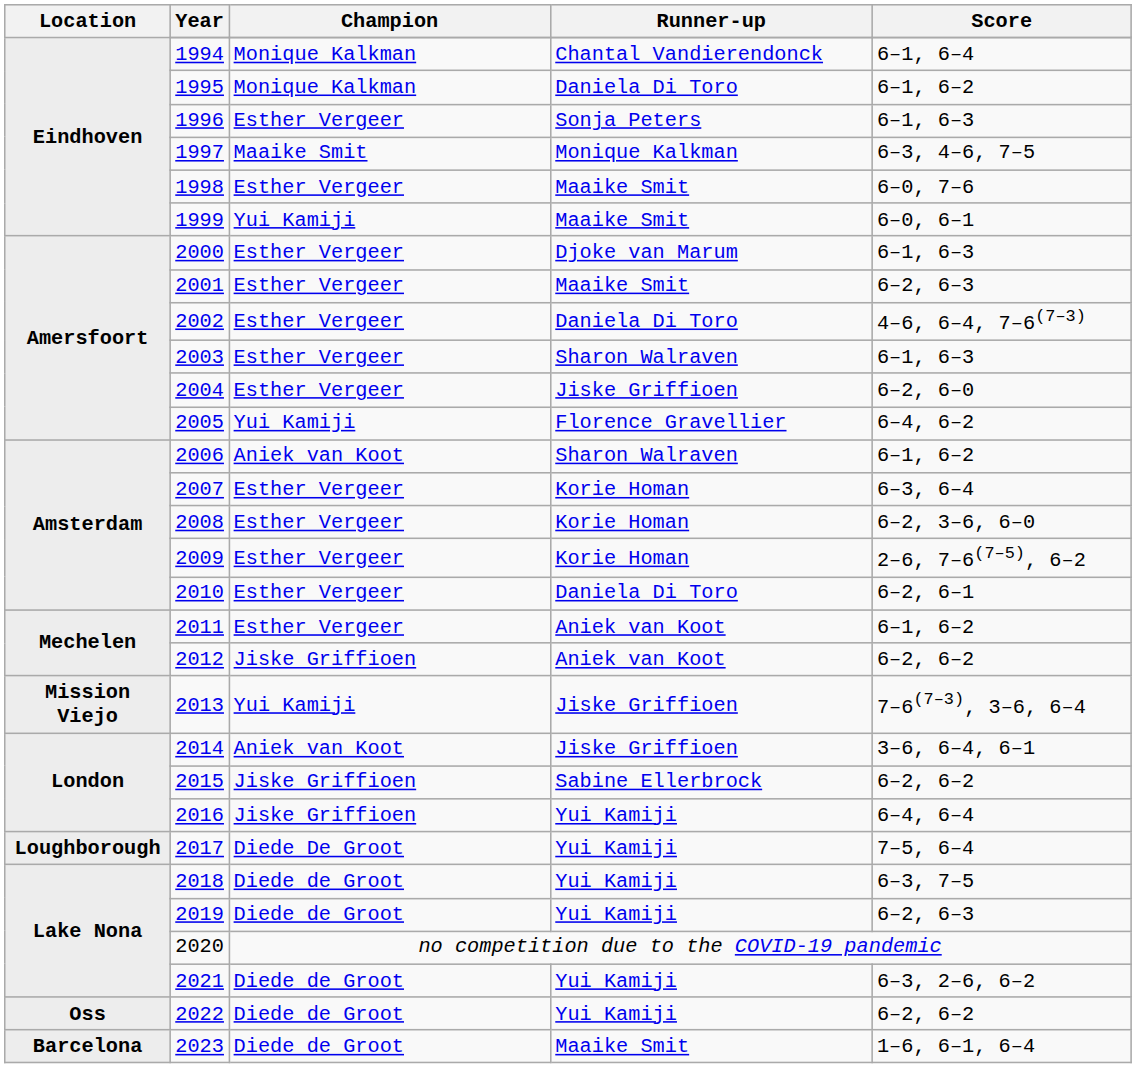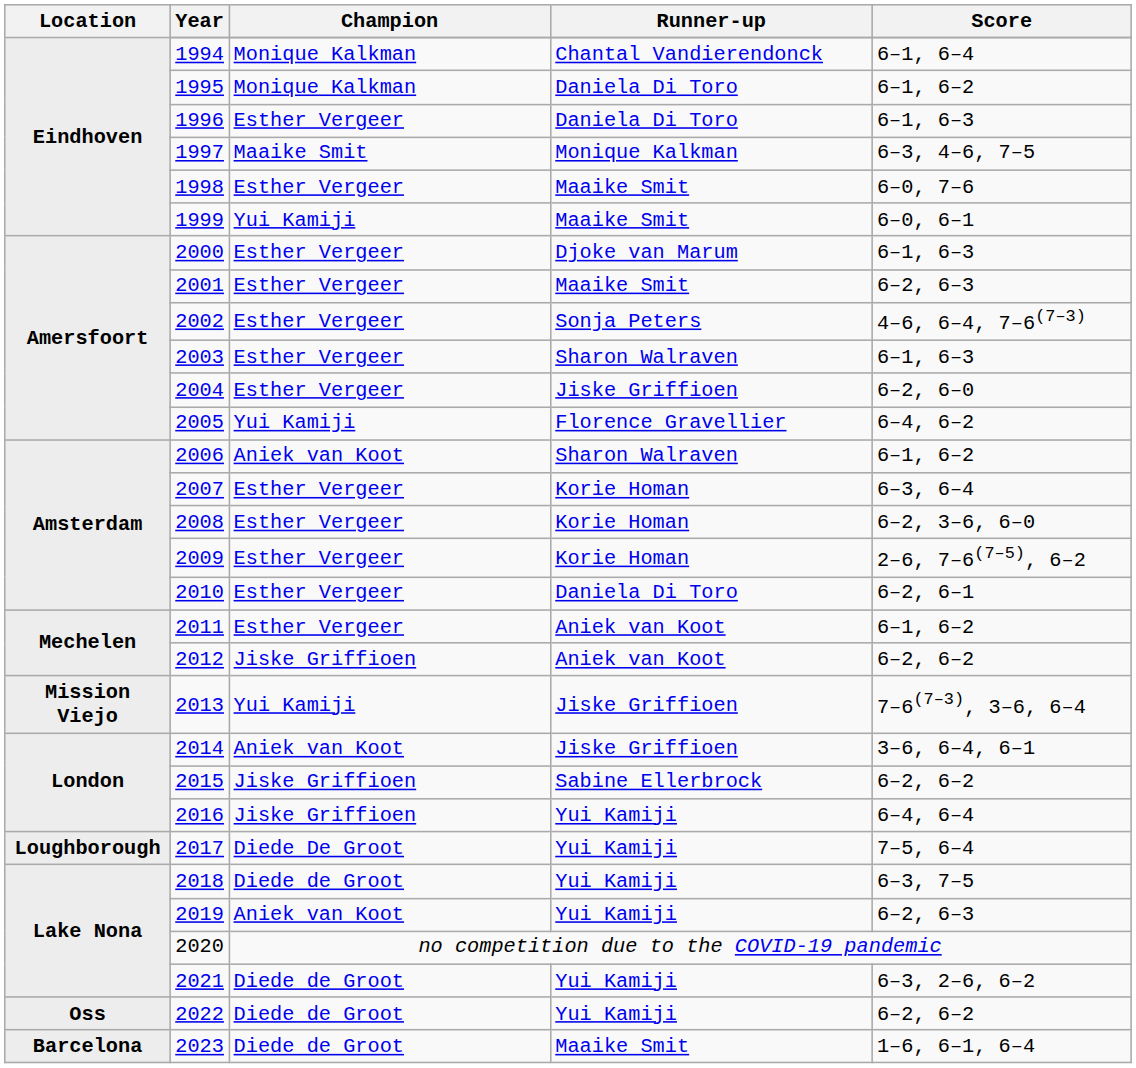(628, 120) Sonja Peters -> (647, 120) Daniela Di Toro
(647, 321) Daniela Di Toro -> (628, 321) Sonja Peters
(319, 914) Diede de Groot -> (319, 914) Aniek van Koot
